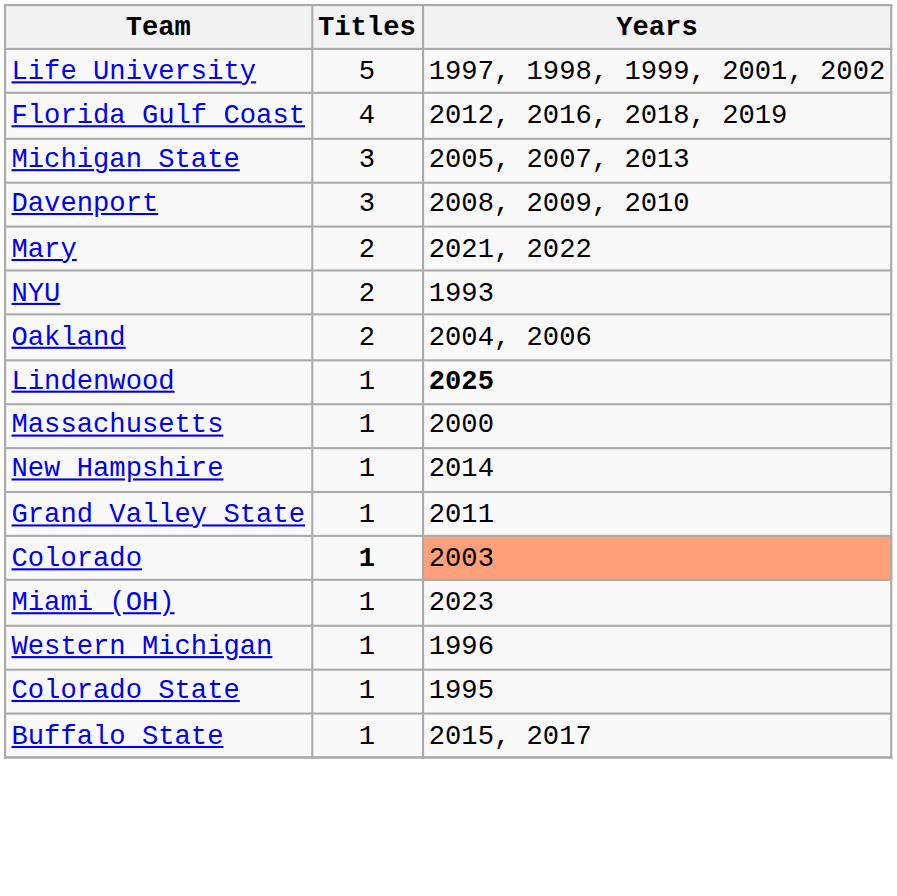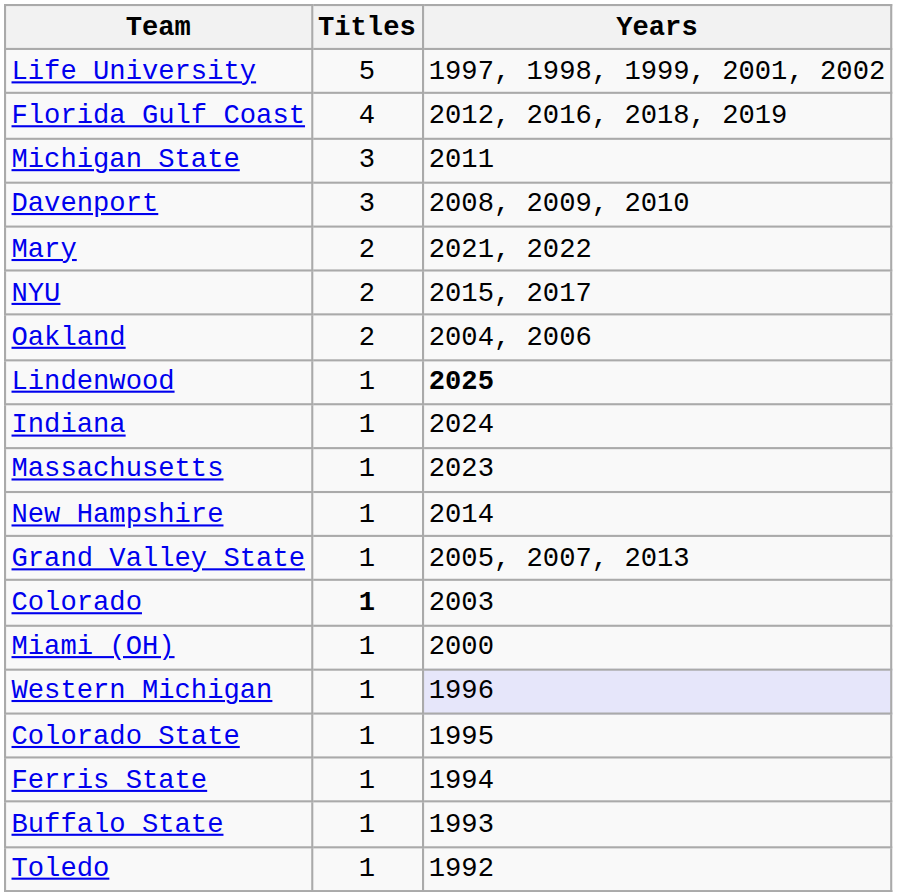(559, 160) 2005, 2007, 2013 -> (461, 160) 2011
(461, 293) 1993 -> (510, 293) 2015, 2017
+ row: (69, 426)
(461, 426) 2000 -> (461, 470) 2023
(461, 514) 2011 -> (559, 559) 2005, 2007, 2013
(461, 559) lightsalmon background -> (461, 603) no background
(461, 603) 2023 -> (461, 647) 2000
(461, 647) no background -> (461, 691) lavender background
+ row: (109, 780)
(510, 736) 2015, 2017 -> (461, 824) 1993
+ row: (60, 869)
